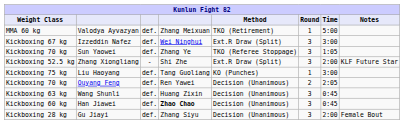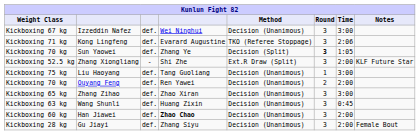- row: (108, 31)
(247, 41) Ext.R Draw (Split) -> (267, 31) Decision (Unanimous)
+ row: (103, 41)
(255, 52) TKO (Referee Stoppage) -> (259, 52) Decision (Split)
(310, 52) normal -> (325, 52) bold
(236, 73) KO (Punches) -> (267, 73) Decision (Unanimous)
(330, 83) 2:05 -> (345, 83) 2:00
+ row: (99, 94)
(330, 104) 0:45 -> (345, 115) 2:00
